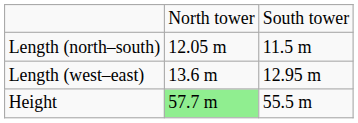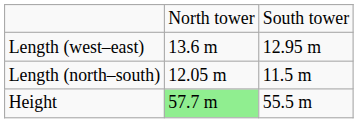rows swapped: (84, 46) <-> (76, 74)
